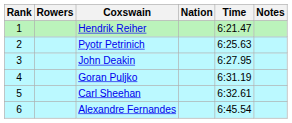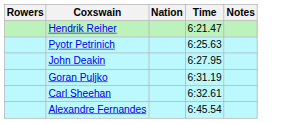- column: (19, 12)
